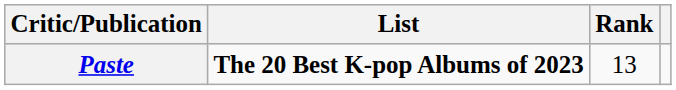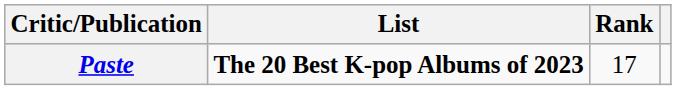(624, 63) 13 -> (624, 63) 17
